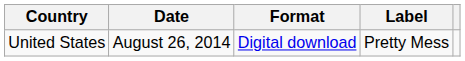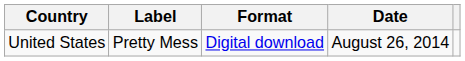columns swapped: (172, 17) <-> (407, 17)
